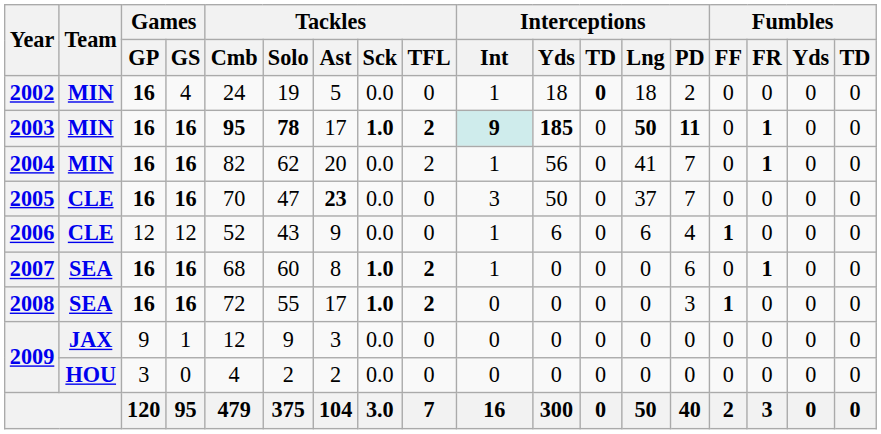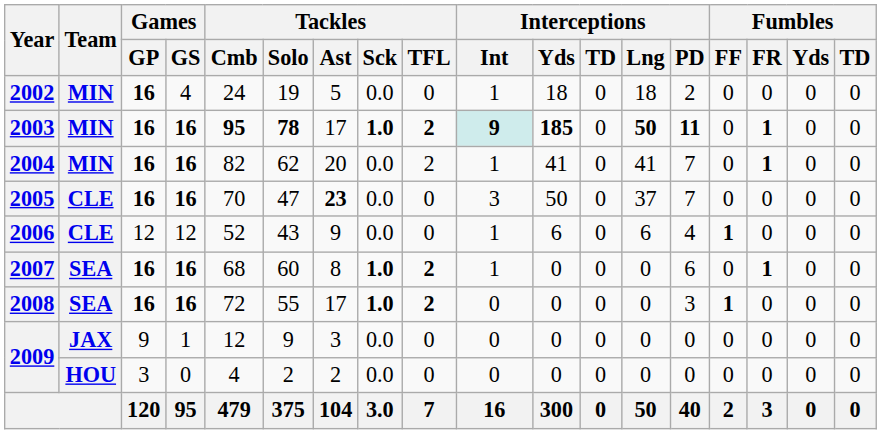(601, 92) bold -> (601, 92) normal
(556, 163) 56 -> (556, 163) 41
